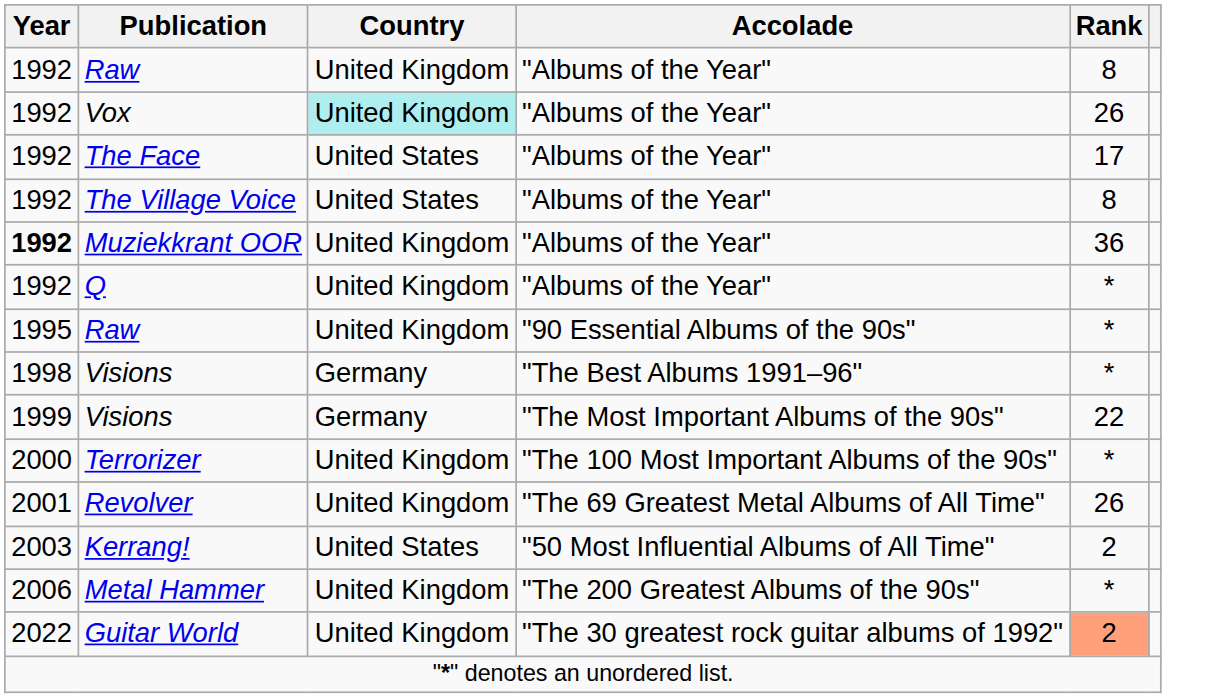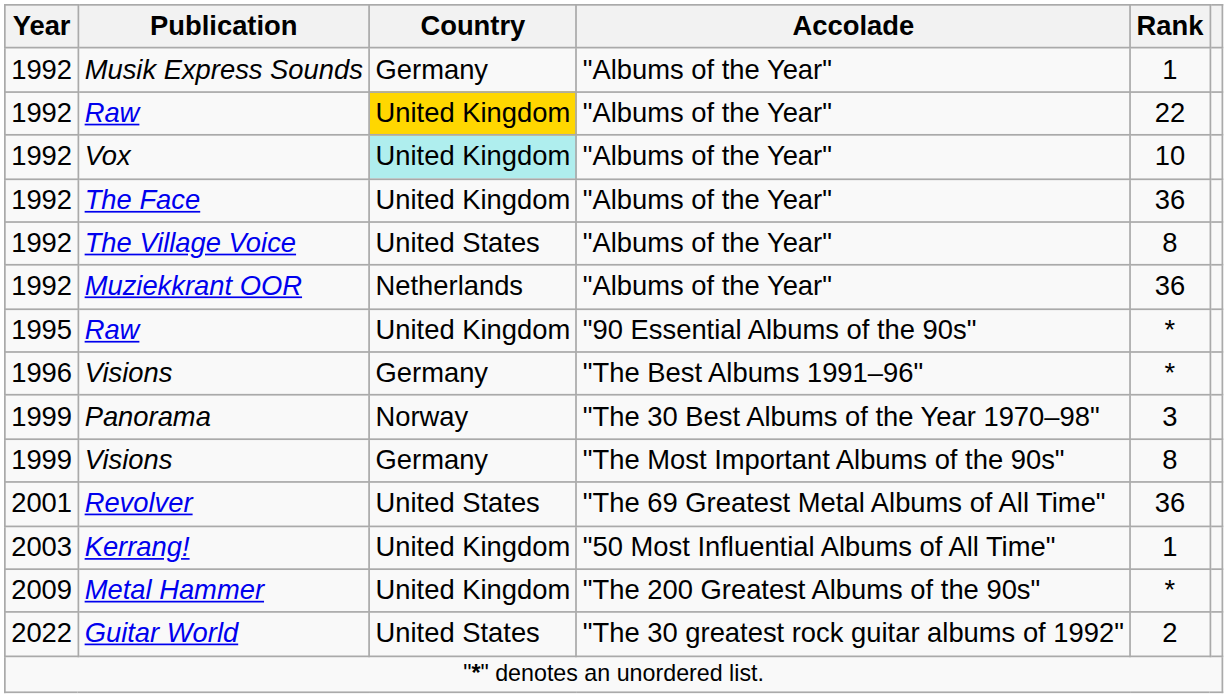+ row: (224, 69)
(412, 69) no background -> (473, 112) gold background
(1109, 69) 8 -> (1170, 112) 22
(1109, 112) 26 -> (1170, 156) 10
(397, 156) United States -> (473, 199) United Kingdom
(1109, 156) 17 -> (1170, 199) 36
(42, 243) bold -> (42, 286) normal
(412, 243) United Kingdom -> (449, 286) Netherlands
- row: (95, 286)
(42, 373) 1998 -> (42, 373) 1996
+ row: (148, 416)
(1109, 416) 22 -> (1170, 460) 8
- row: (143, 460)
(412, 503) United Kingdom -> (458, 503) United States
(1109, 503) 26 -> (1170, 503) 36
(397, 546) United States -> (473, 546) United Kingdom
(1109, 546) 2 -> (1170, 546) 1
(42, 590) 2006 -> (42, 590) 2009
(412, 633) United Kingdom -> (458, 633) United States
(1109, 633) lightsalmon background -> (1170, 633) no background
